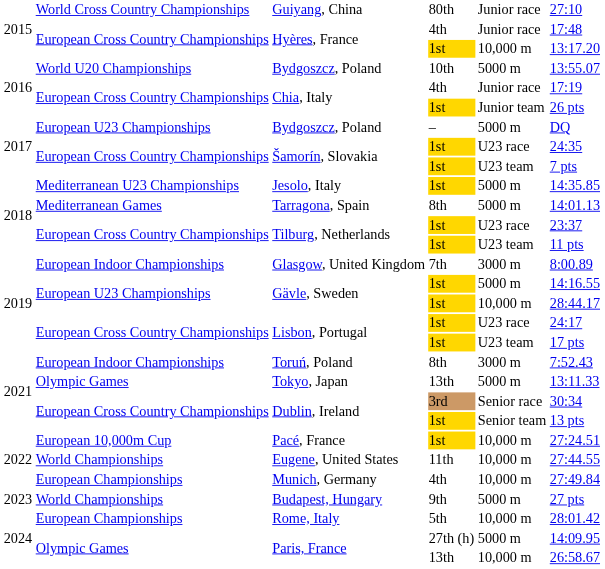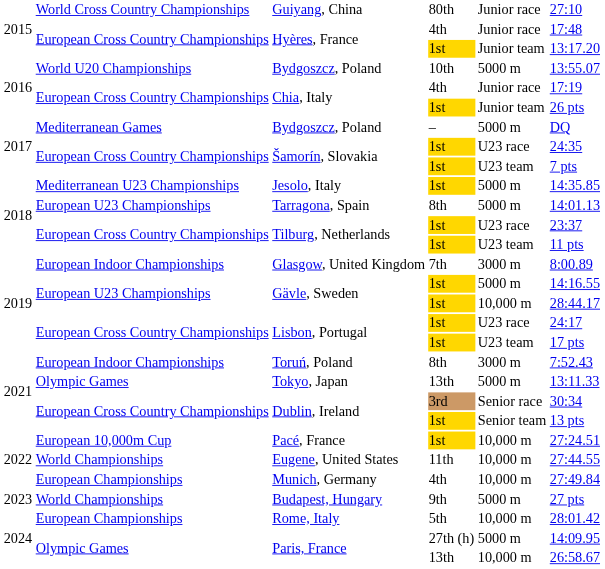(505, 48) 10,000 m -> (511, 48) Junior team
(123, 127) European U23 Championships -> (99, 127) Mediterranean Games
(99, 205) Mediterranean Games -> (123, 205) European U23 Championships
